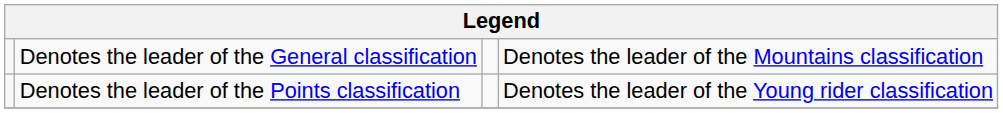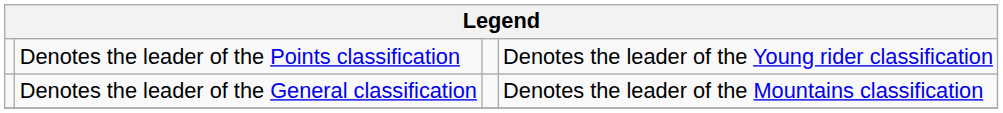rows swapped: (248, 56) <-> (240, 90)
